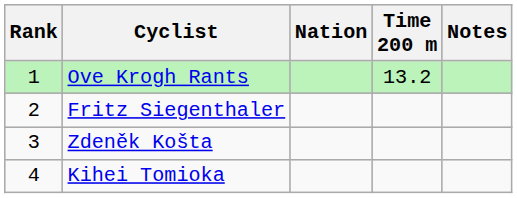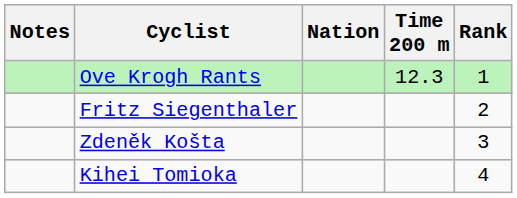columns swapped: (34, 33) <-> (477, 33)
(407, 77) 13.2 -> (419, 77) 12.3
